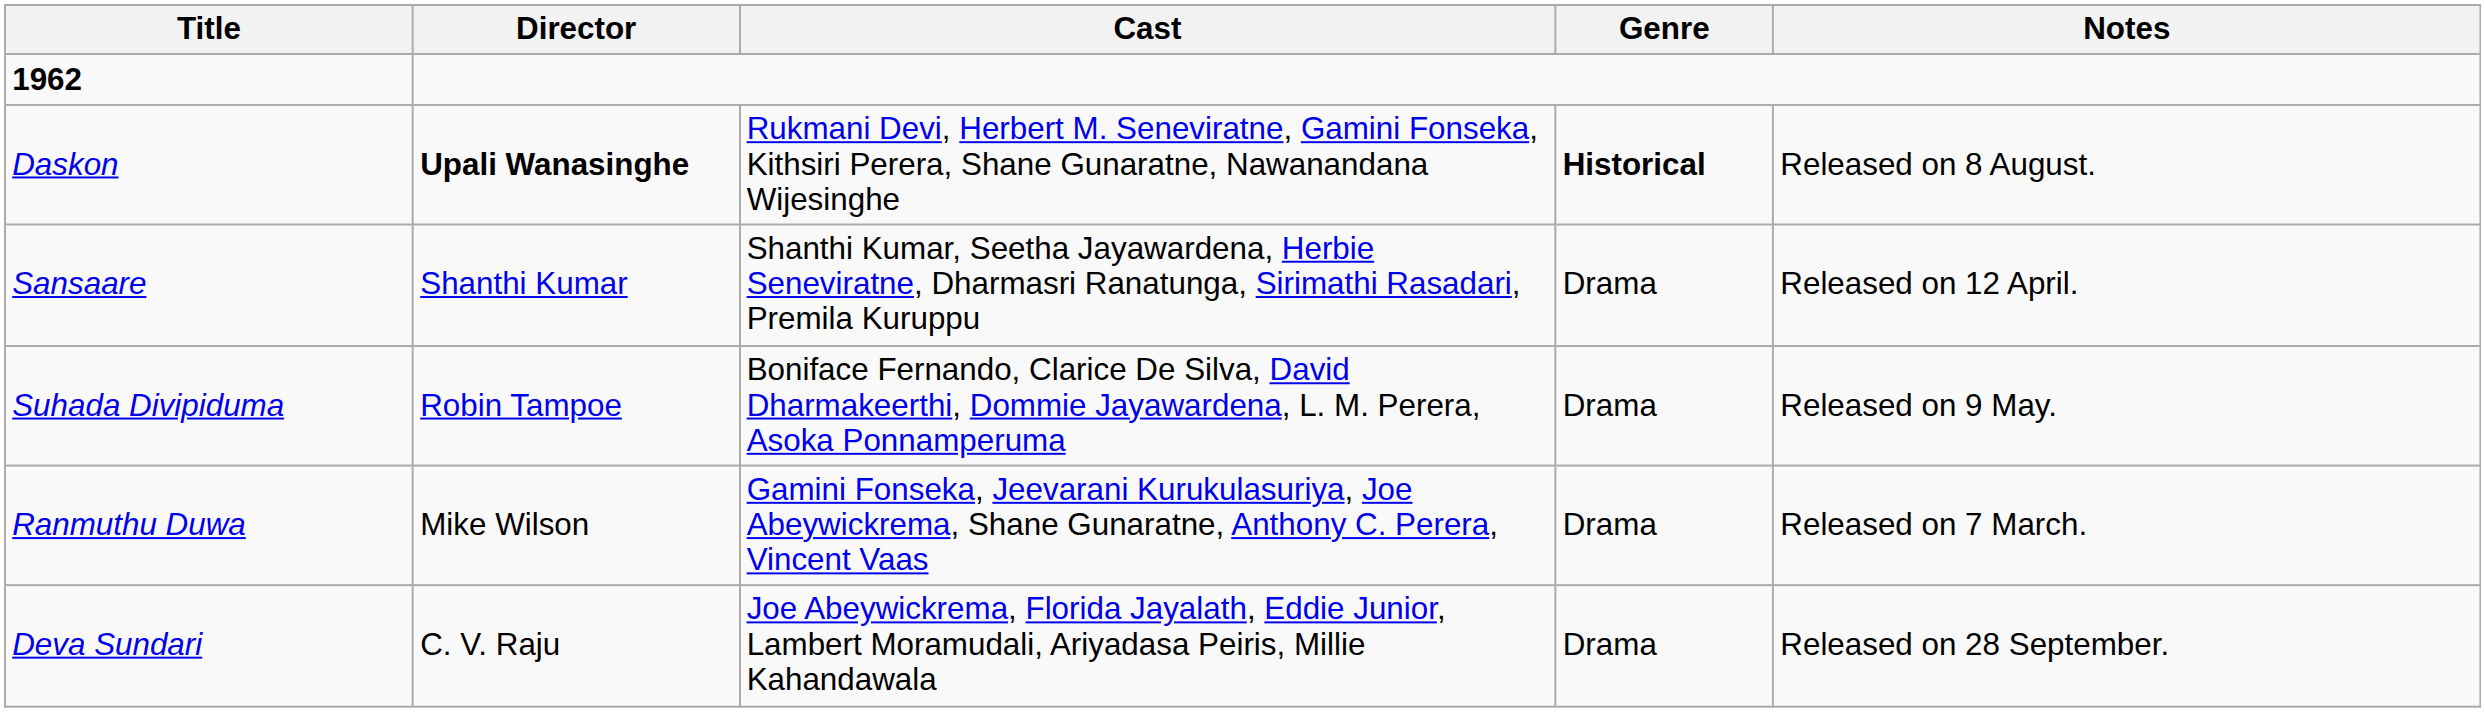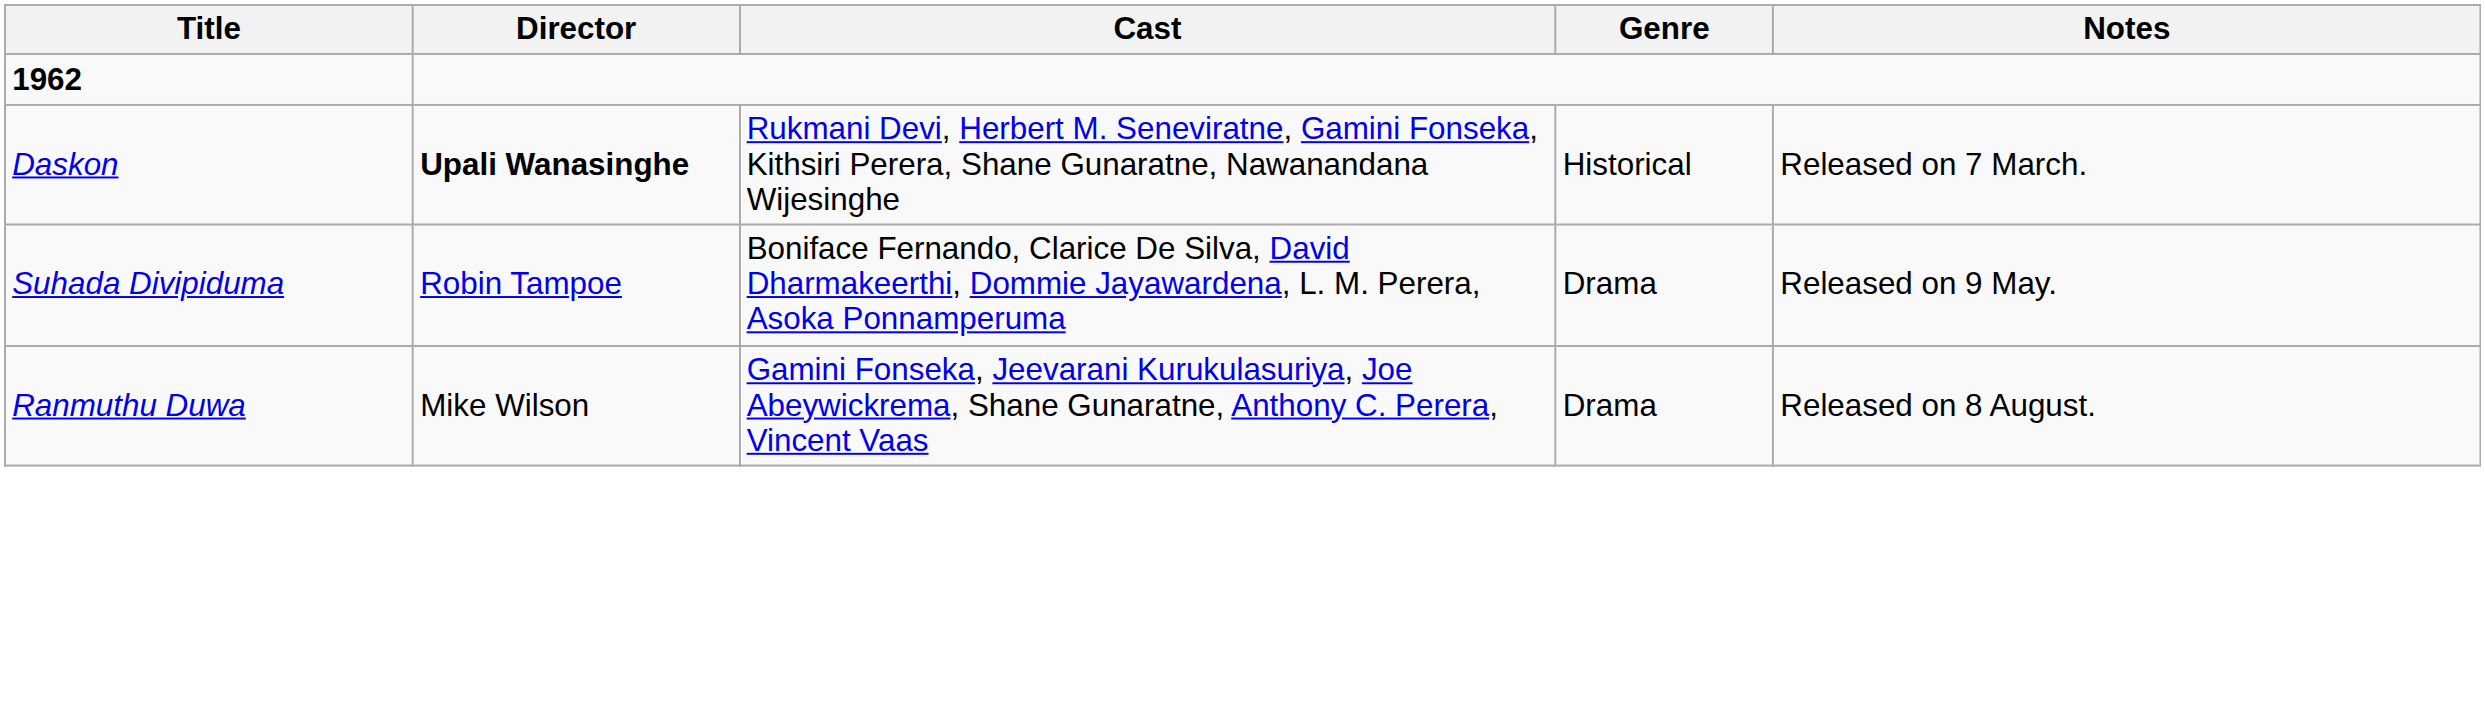(1634, 164) bold -> (1627, 164) normal
(1938, 164) Released on 8 August. -> (1934, 164) Released on 7 March.
- row: (79, 284)
(1934, 525) Released on 7 March. -> (1938, 404) Released on 8 August.
- row: (107, 645)
